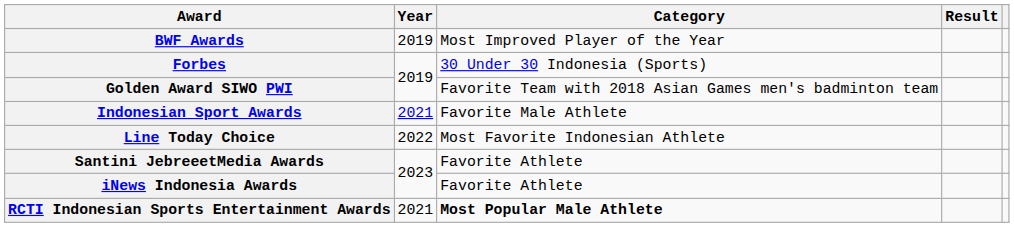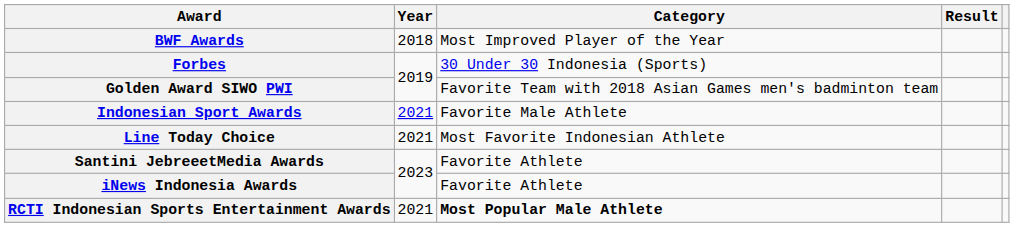(415, 41) 2019 -> (415, 41) 2018
(415, 137) 2022 -> (415, 137) 2021
